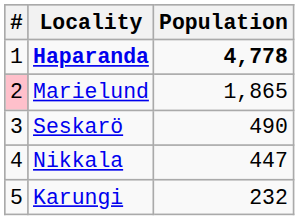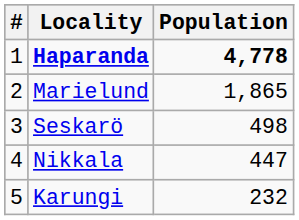(16, 92) pink background -> (16, 92) no background
(269, 127) 490 -> (269, 127) 498
